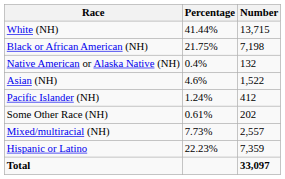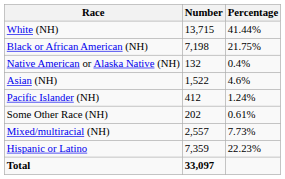columns swapped: (259, 13) <-> (210, 13)
